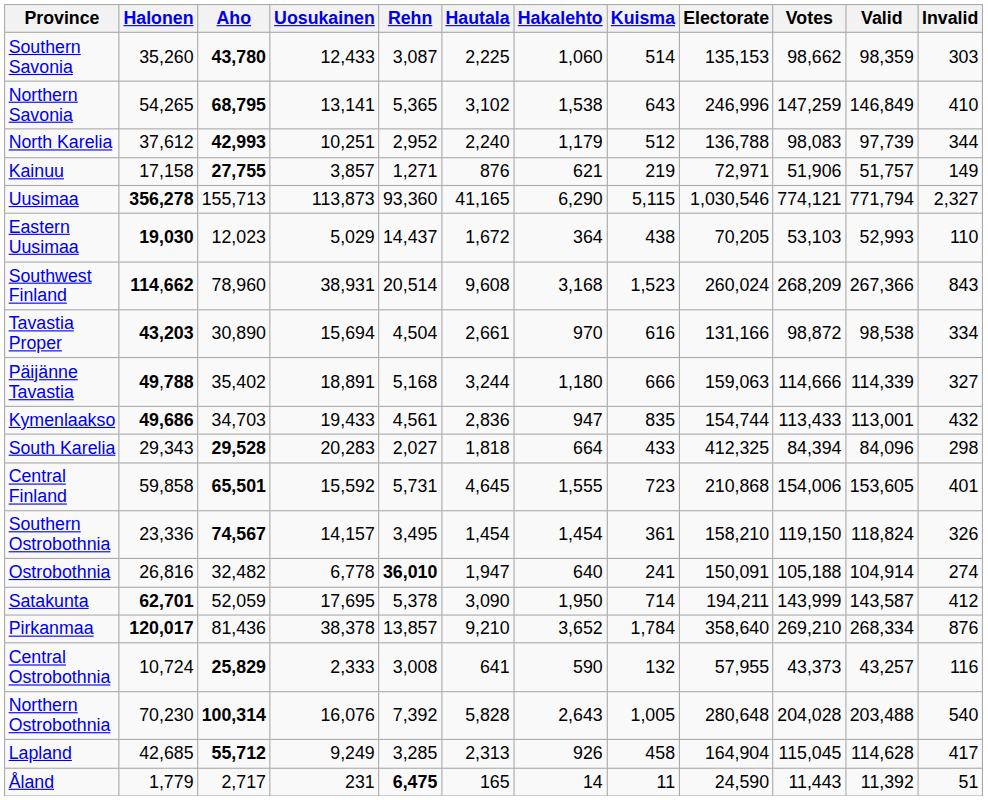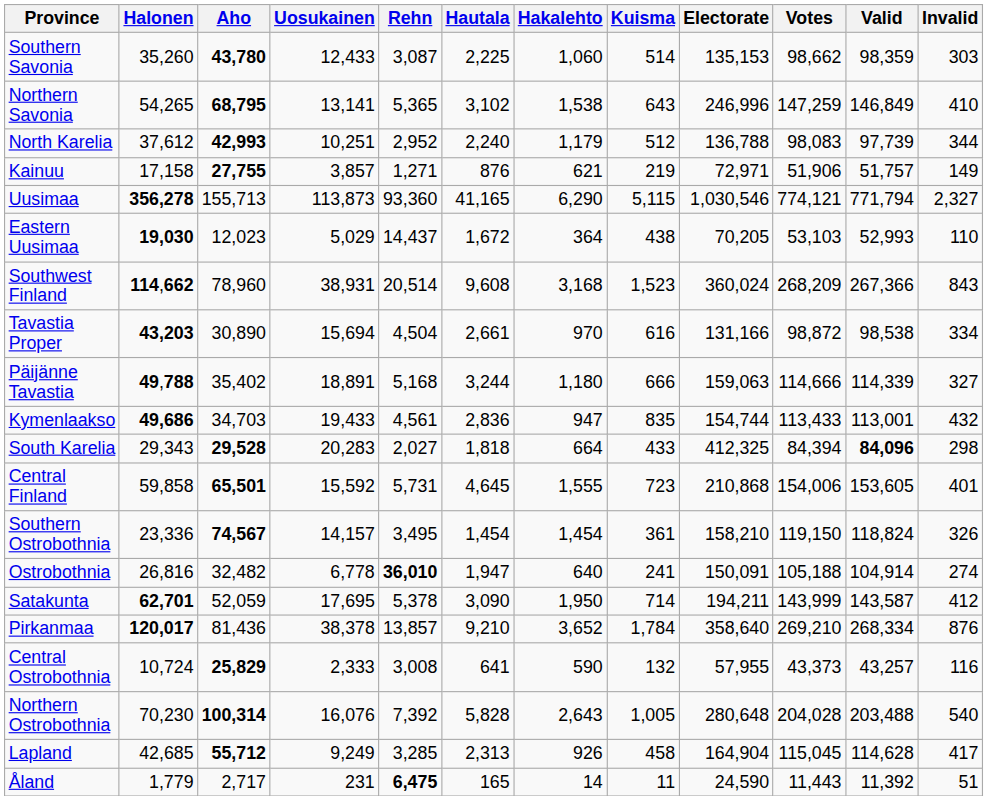(737, 285) 260,024 -> (737, 285) 360,024
(887, 448) normal -> (887, 448) bold
